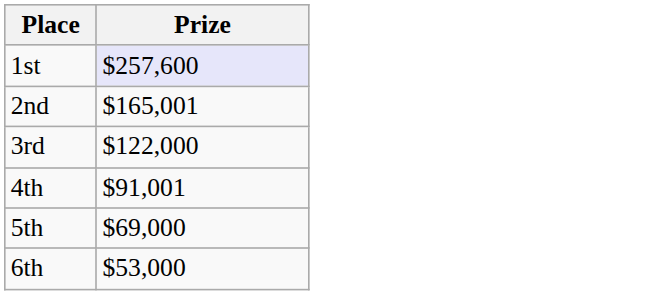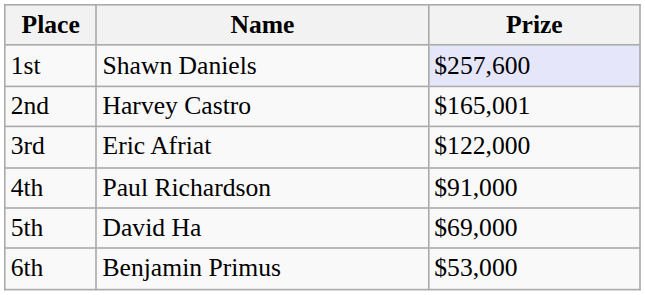+ column: (262, 24)
(144, 187) $91,001 -> (476, 187) $91,000
